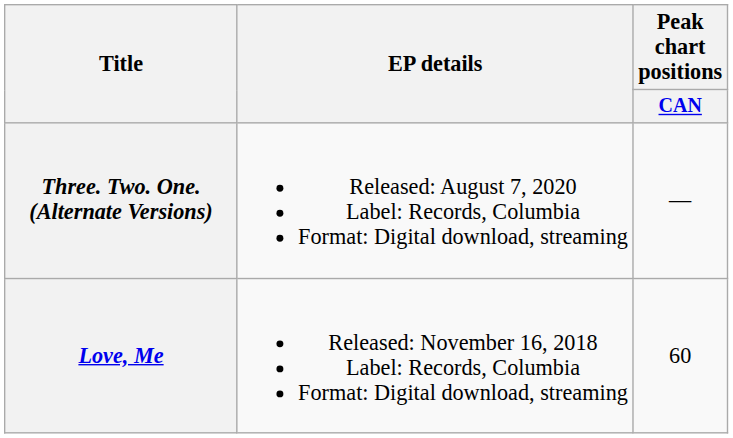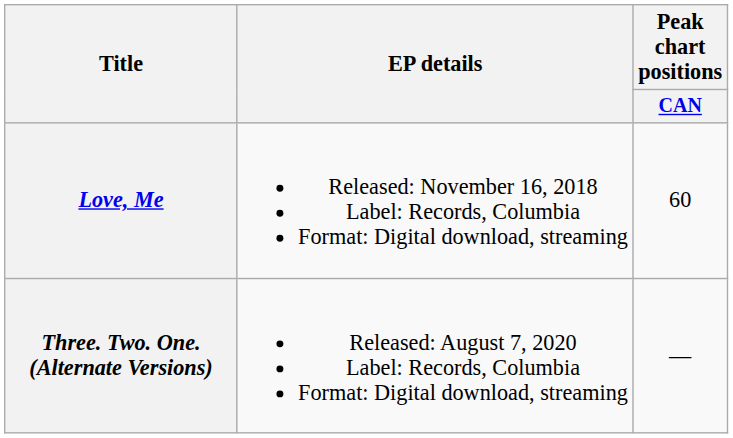rows swapped: (121, 355) <-> (121, 200)
